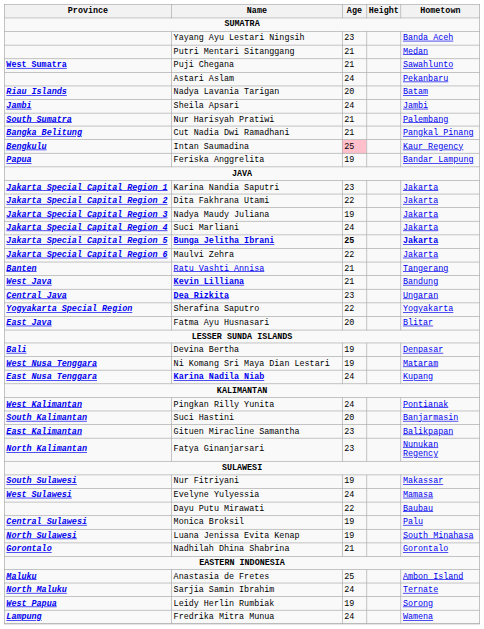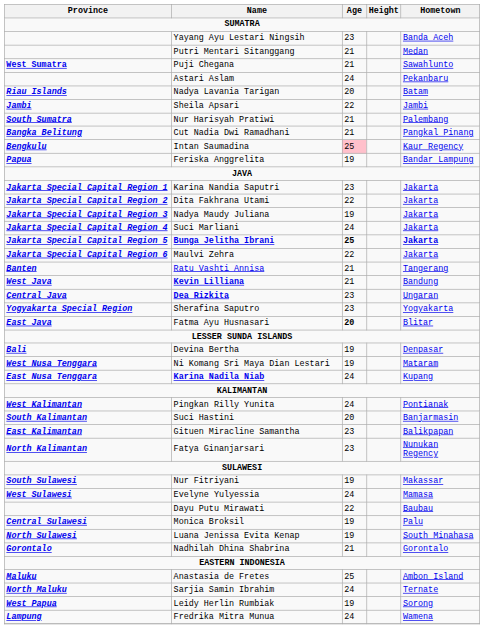(349, 106) 24 -> (349, 106) 22
(349, 310) 22 -> (349, 310) 23
(349, 323) normal -> (349, 323) bold
